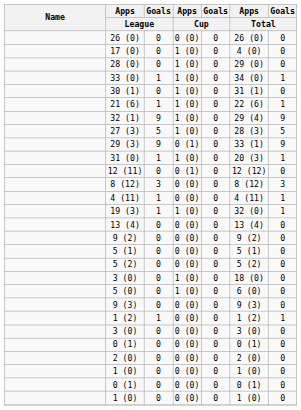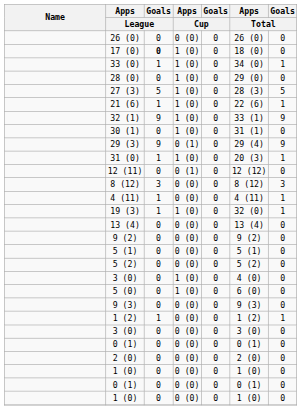(159, 51) normal -> (159, 51) bold
(249, 51) 4 (0) -> (249, 51) 18 (0)
rows swapped: (125, 78) <-> (125, 64)
rows swapped: (125, 91) <-> (125, 131)
(249, 118) 29 (4) -> (249, 118) 33 (1)
(249, 144) 33 (1) -> (249, 144) 29 (4)
(249, 278) 18 (0) -> (249, 278) 4 (0)
